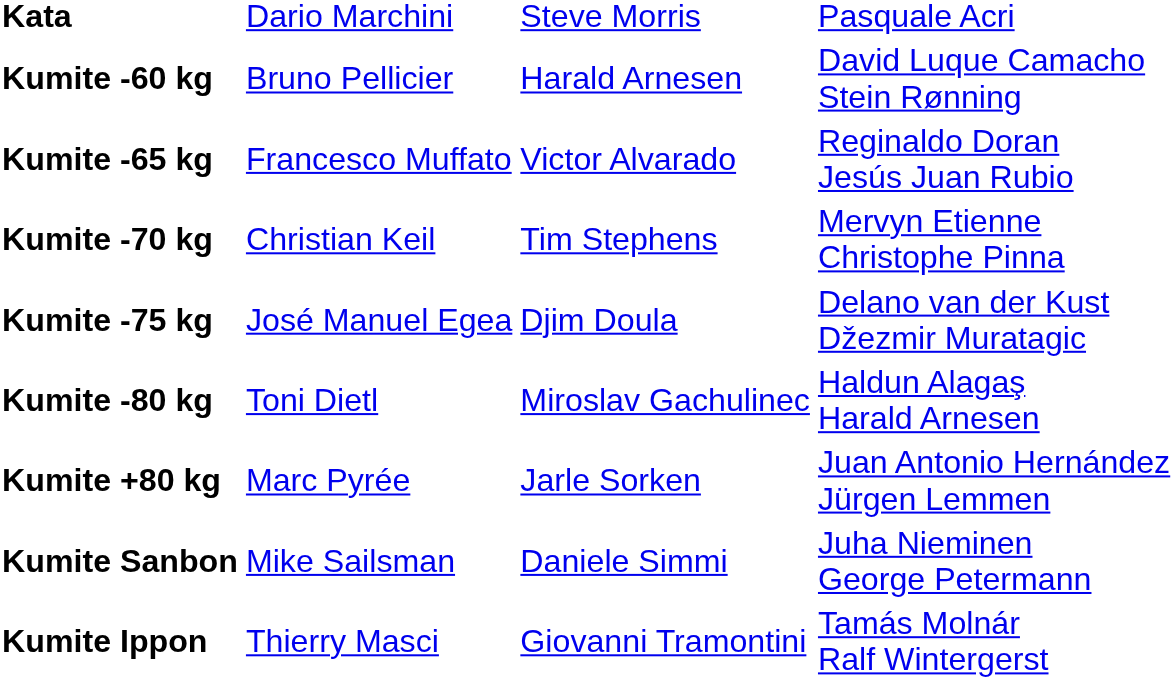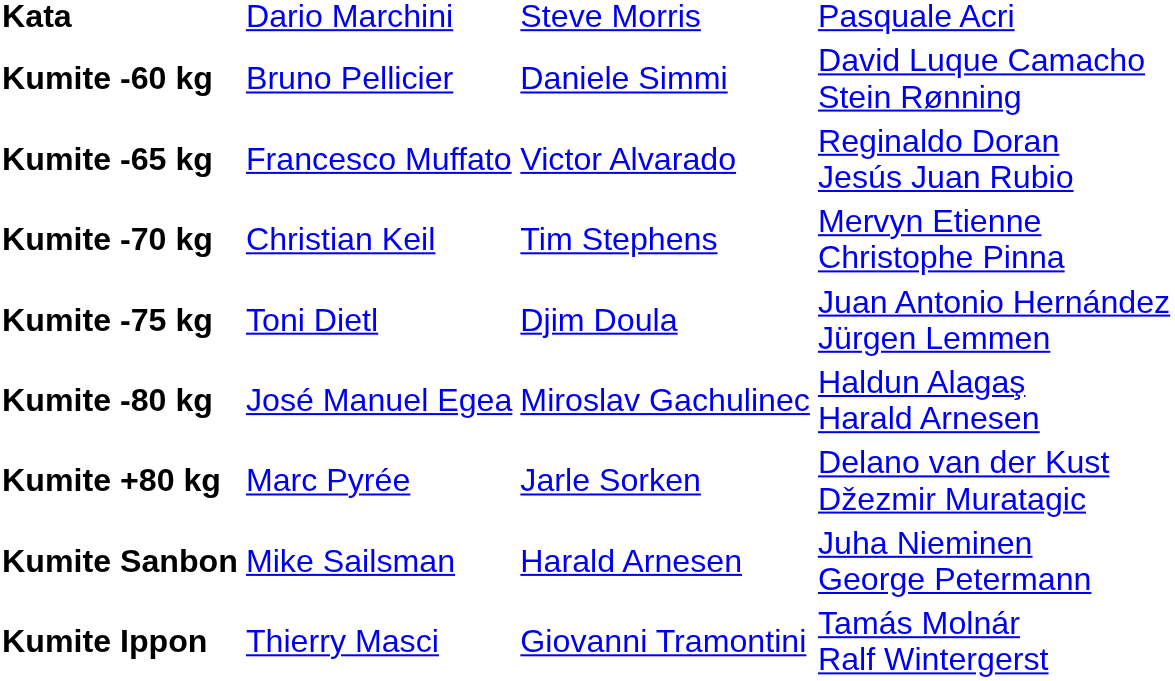(631, 78) Harald Arnesen -> (624, 78) Daniele Simmi
(379, 320) José Manuel Egea -> (312, 320) Toni Dietl
(964, 320) Delano van der Kust Džezmir Muratagic -> (994, 320) Juan Antonio Hernández Jürgen Lemmen
(312, 400) Toni Dietl -> (379, 400) José Manuel Egea
(994, 480) Juan Antonio Hernández Jürgen Lemmen -> (964, 480) Delano van der Kust Džezmir Muratagic
(624, 561) Daniele Simmi -> (631, 561) Harald Arnesen
